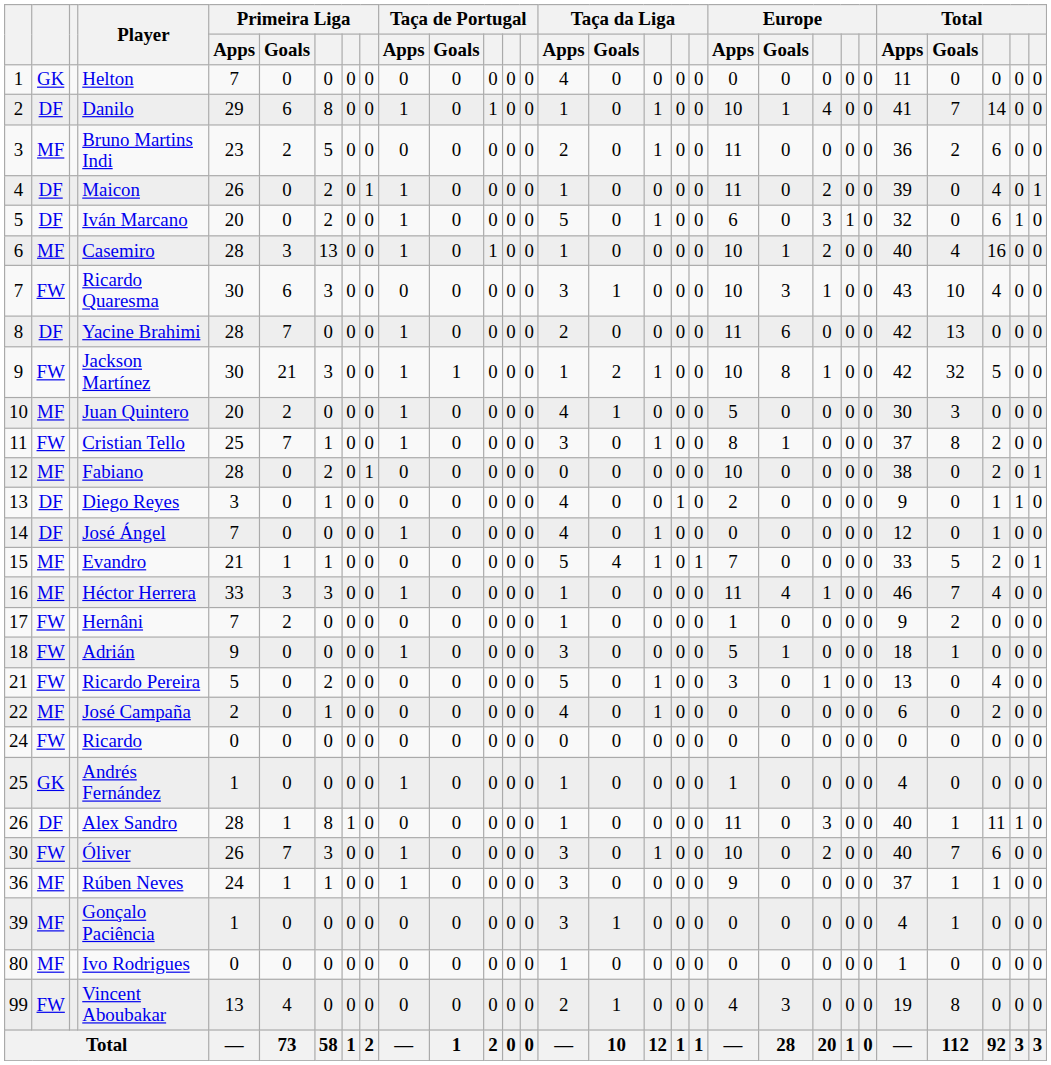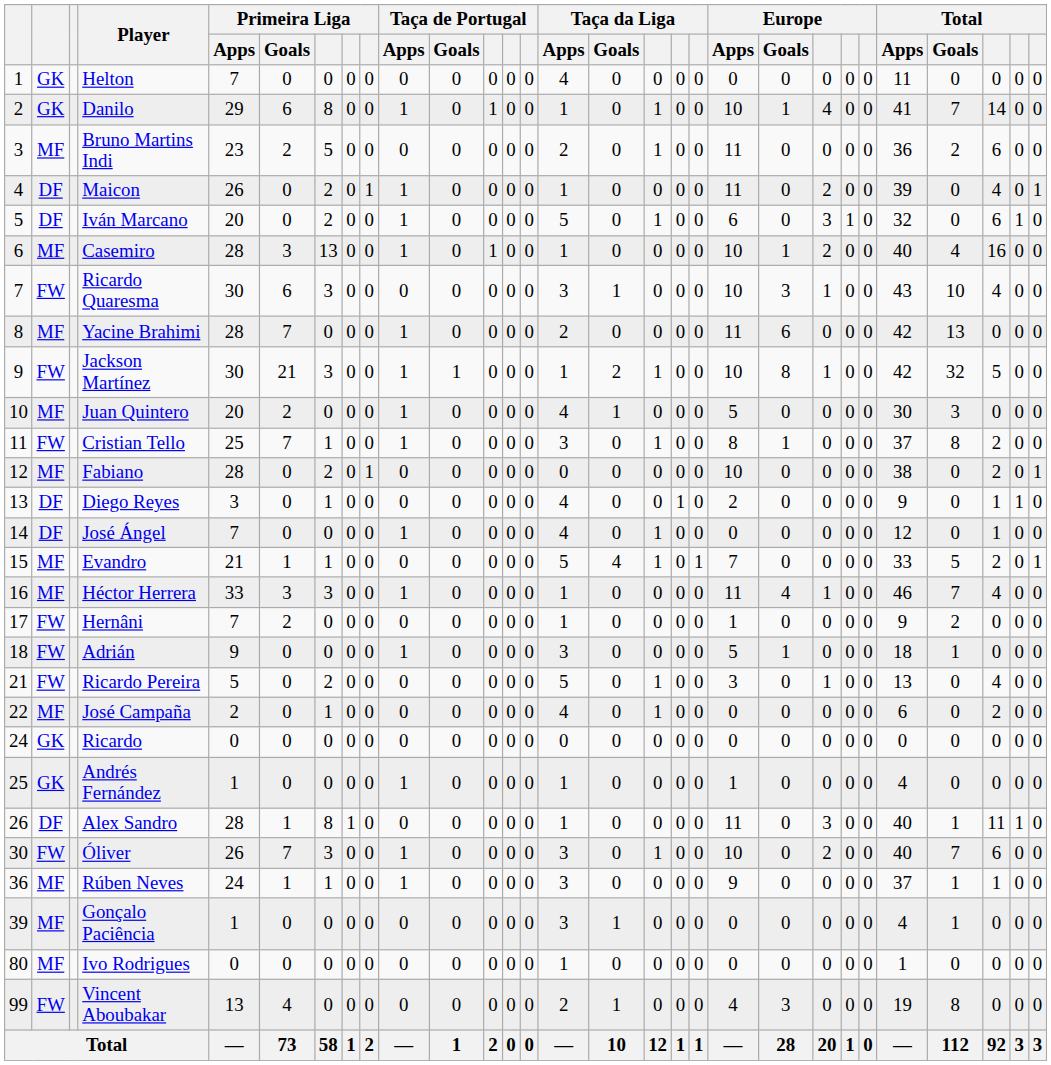(51, 109) DF -> (51, 109) GK
(51, 331) DF -> (51, 331) MF
(51, 741) FW -> (51, 741) GK
